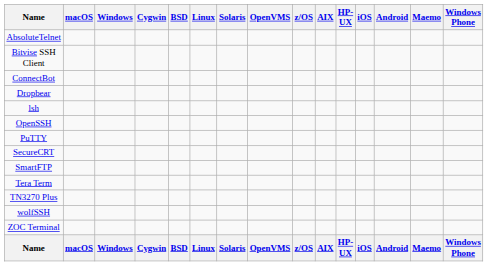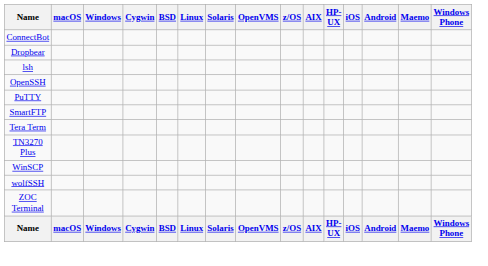- row: (34, 37)
- row: (34, 58)
- row: (34, 153)
+ row: (28, 168)
